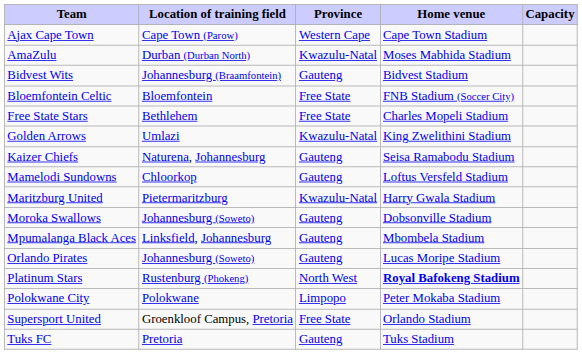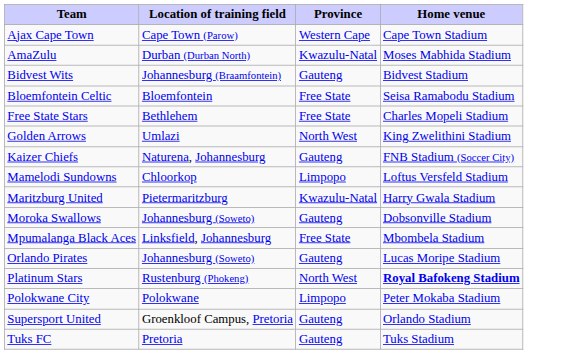- column: (550, 14)
(449, 95) FNB Stadium (Soccer City) -> (449, 95) Seisa Ramabodu Stadium
(338, 136) Kwazulu-Natal -> (328, 136) North West
(449, 156) Seisa Ramabodu Stadium -> (449, 156) FNB Stadium (Soccer City)
(321, 177) Gauteng -> (322, 177) Limpopo
(321, 237) Gauteng -> (325, 237) Free State
(325, 319) Free State -> (321, 319) Gauteng
